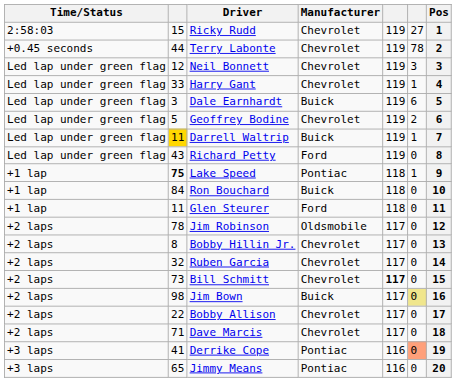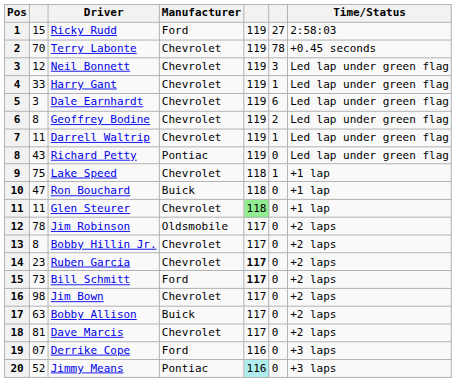columns swapped: (439, 14) <-> (86, 14)
(331, 31) Chevrolet -> (175, 31) Ford
(178, 49) 44 -> (39, 49) 70
(317, 102) Buick -> (192, 102) Chevrolet
(174, 120) 5 -> (36, 120) 8
(178, 138) gold background -> (39, 138) no background
(317, 138) Buick -> (192, 138) Chevrolet
(314, 156) Ford -> (185, 156) Pontiac
(178, 173) bold -> (39, 173) normal
(324, 173) Pontiac -> (192, 173) Chevrolet
(178, 191) 84 -> (39, 191) 47
(314, 209) Ford -> (192, 209) Chevrolet
(395, 209) no background -> (256, 209) lightgreen background
(178, 262) 32 -> (39, 262) 23
(395, 262) normal -> (256, 262) bold
(331, 280) Chevrolet -> (175, 280) Ford
(317, 298) Buick -> (192, 298) Chevrolet
(414, 298) khaki background -> (275, 298) no background
(178, 315) 22 -> (39, 315) 63
(331, 315) Chevrolet -> (178, 315) Buick
(178, 333) 71 -> (39, 333) 81
(178, 351) 41 -> (39, 351) 07
(324, 351) Pontiac -> (175, 351) Ford
(414, 351) lightsalmon background -> (275, 351) no background
(178, 369) 65 -> (39, 369) 52
(395, 369) no background -> (256, 369) paleturquoise background
